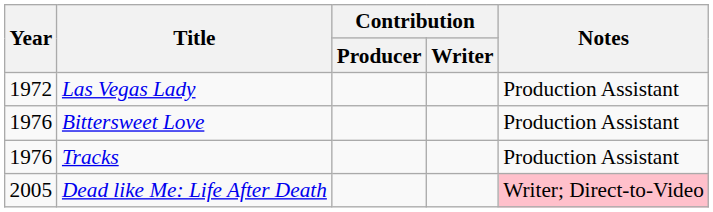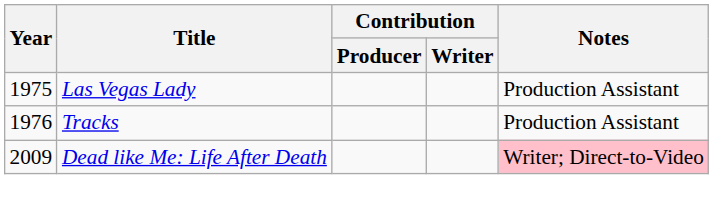(31, 88) 1972 -> (31, 88) 1975
- row: (133, 122)
(31, 190) 2005 -> (31, 156) 2009
